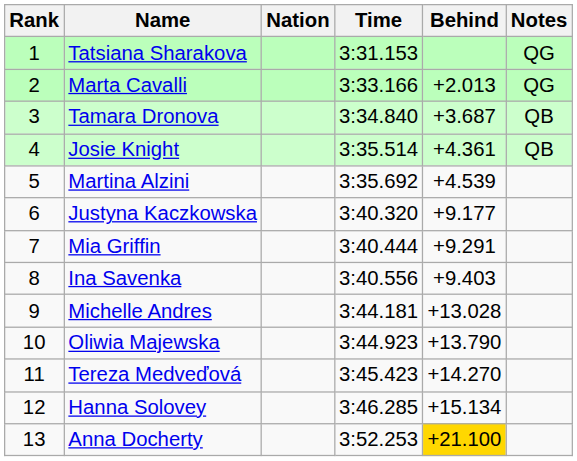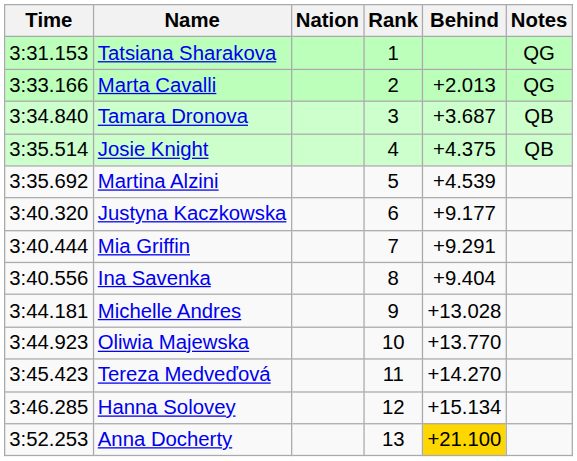columns swapped: (34, 20) <-> (378, 20)
(464, 149) +4.361 -> (464, 149) +4.375
(464, 278) +9.403 -> (464, 278) +9.404
(464, 342) +13.790 -> (464, 342) +13.770
